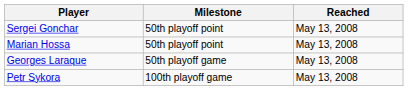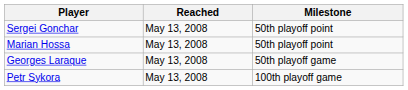columns swapped: (218, 12) <-> (348, 12)
